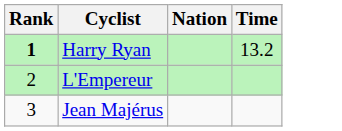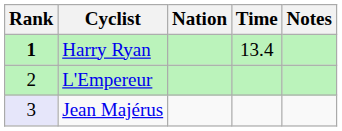+ column: (309, 19)
(257, 49) 13.2 -> (257, 49) 13.4
(31, 110) no background -> (31, 110) lavender background
